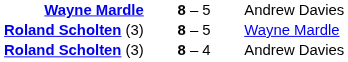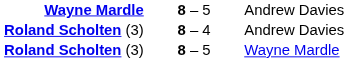rows swapped: (74, 50) <-> (74, 30)
